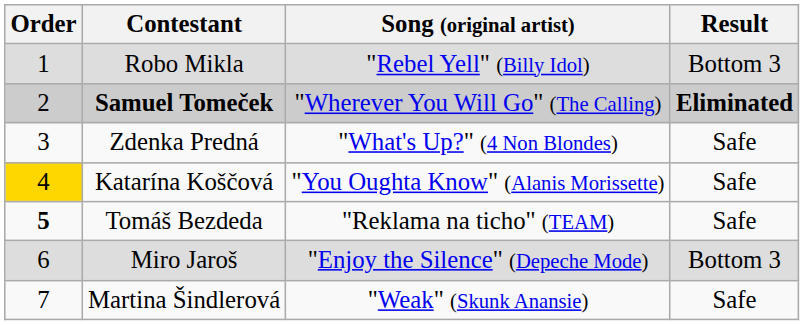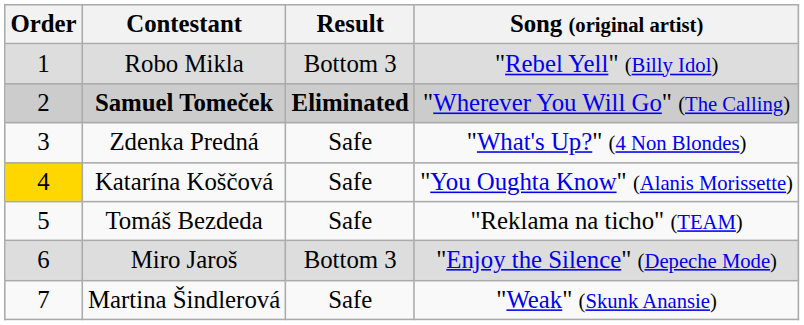columns swapped: (478, 24) <-> (734, 24)
(44, 220) bold -> (44, 220) normal
